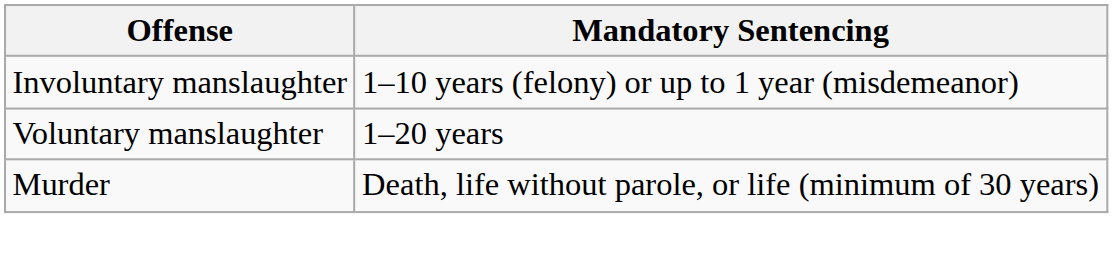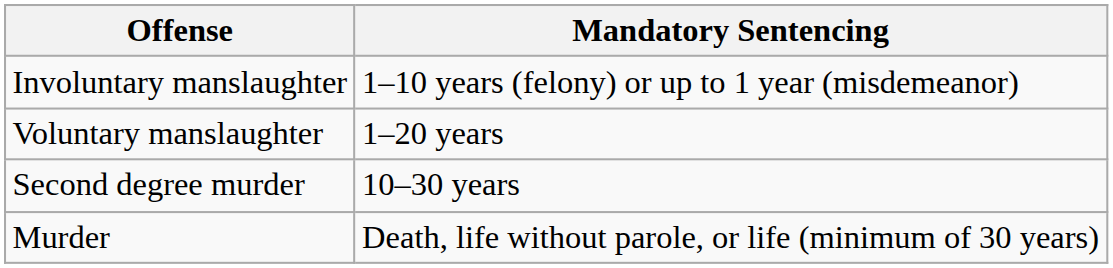+ row: (159, 184)
